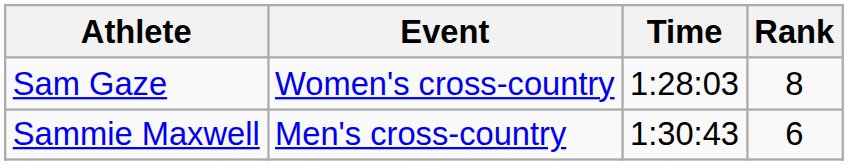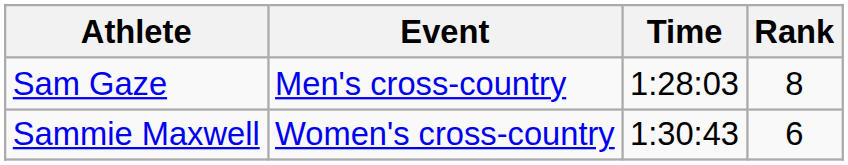(445, 83) Women's cross-country -> (421, 83) Men's cross-country
(421, 135) Men's cross-country -> (445, 135) Women's cross-country
